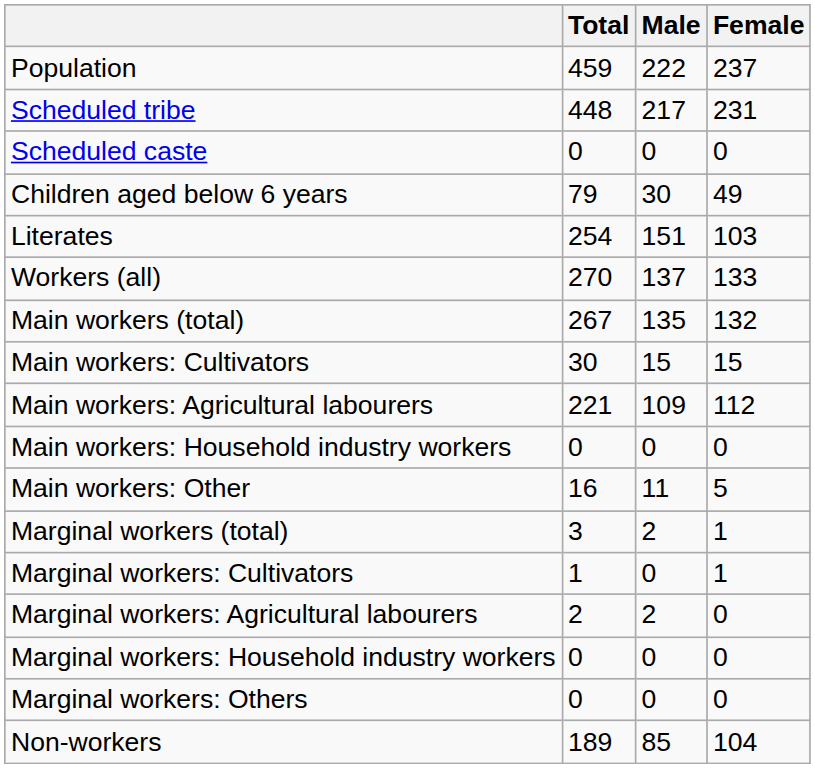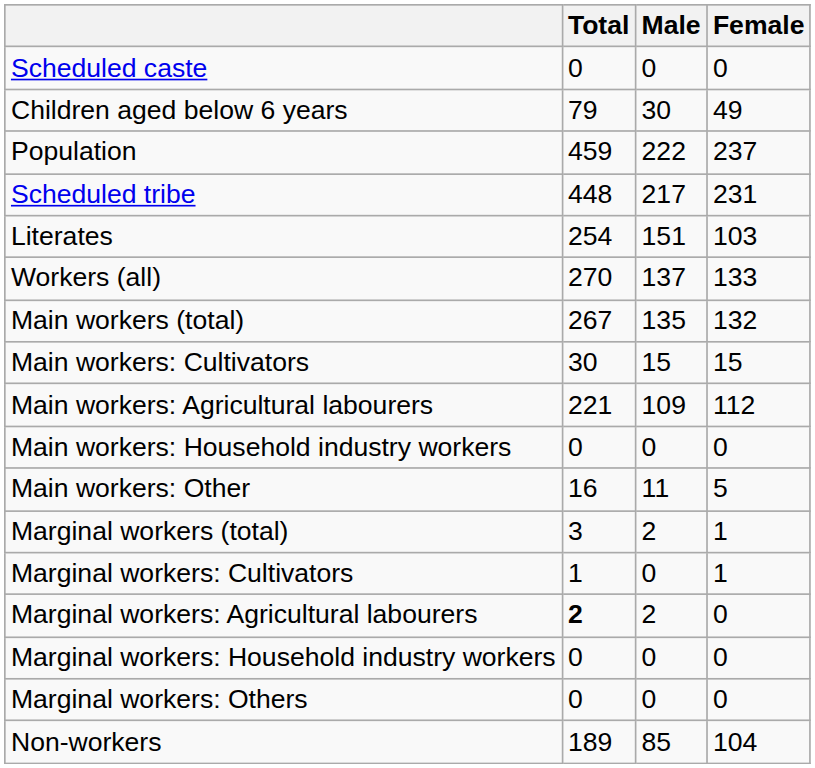rows swapped: (74, 67) <-> (109, 151)
rows swapped: (179, 194) <-> (103, 109)
(575, 615) normal -> (575, 615) bold
